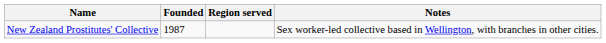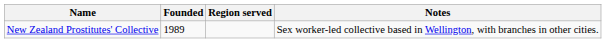(174, 29) 1987 -> (174, 29) 1989
